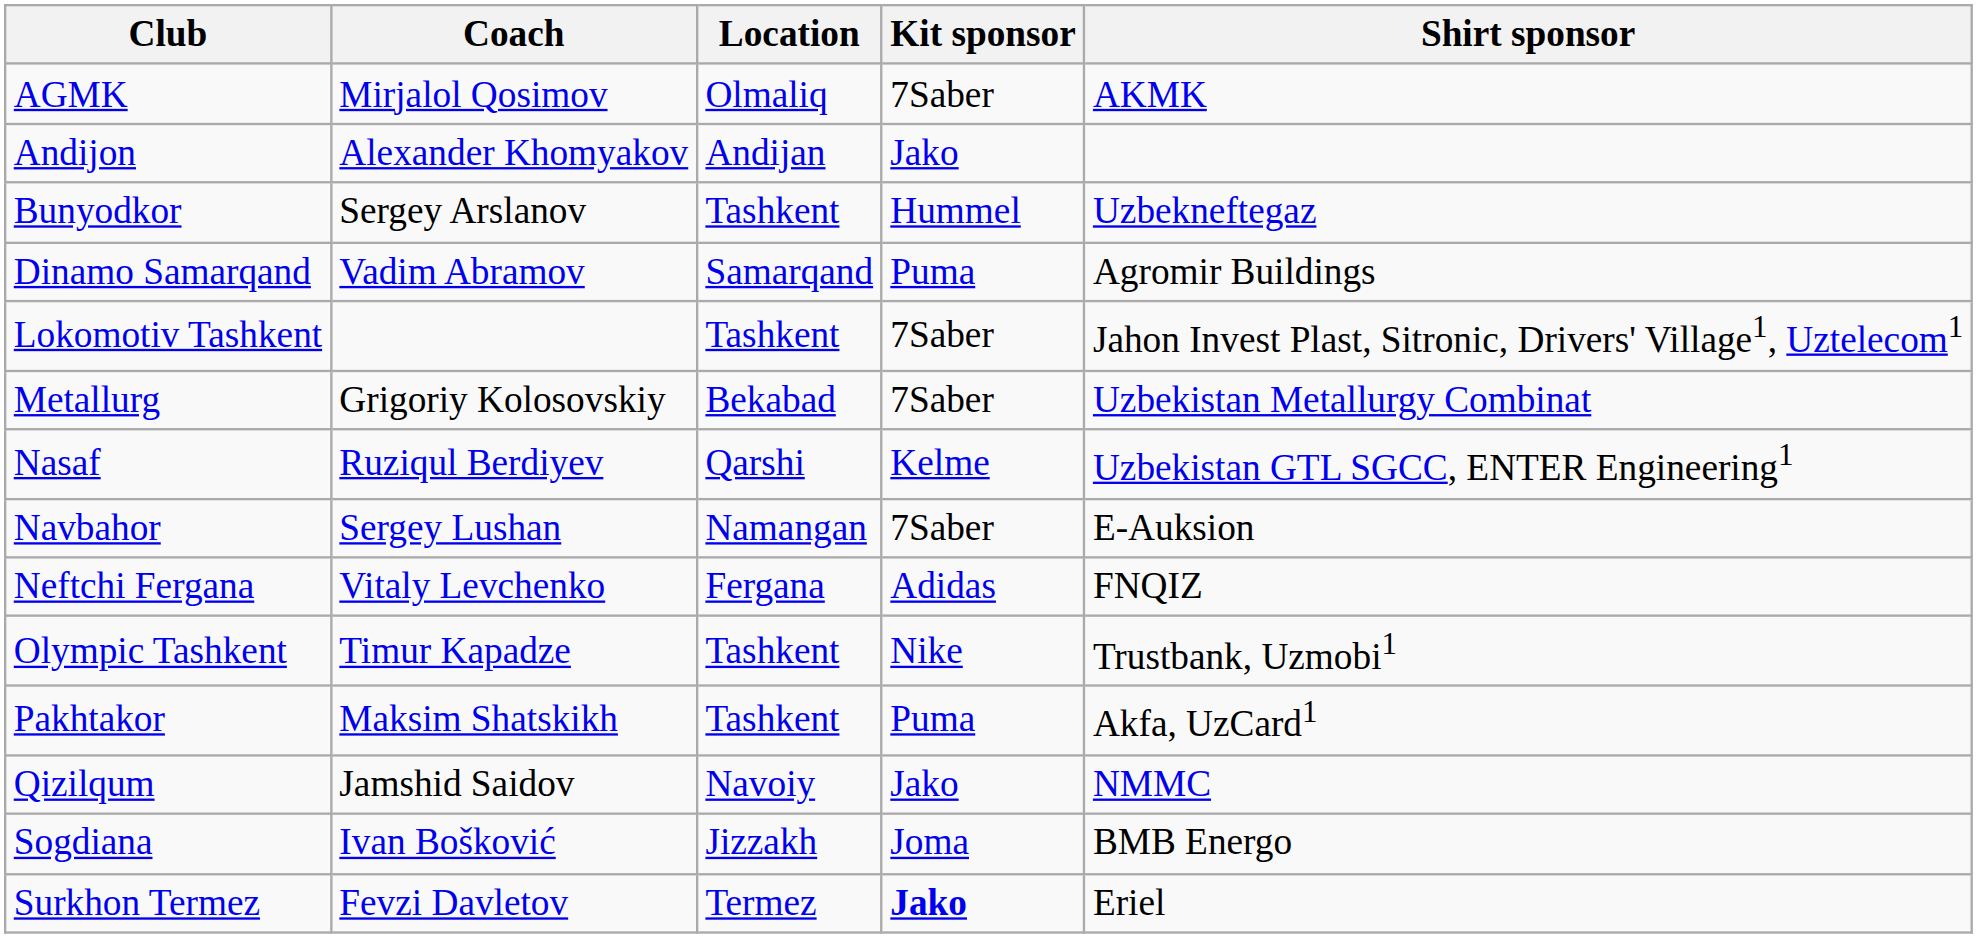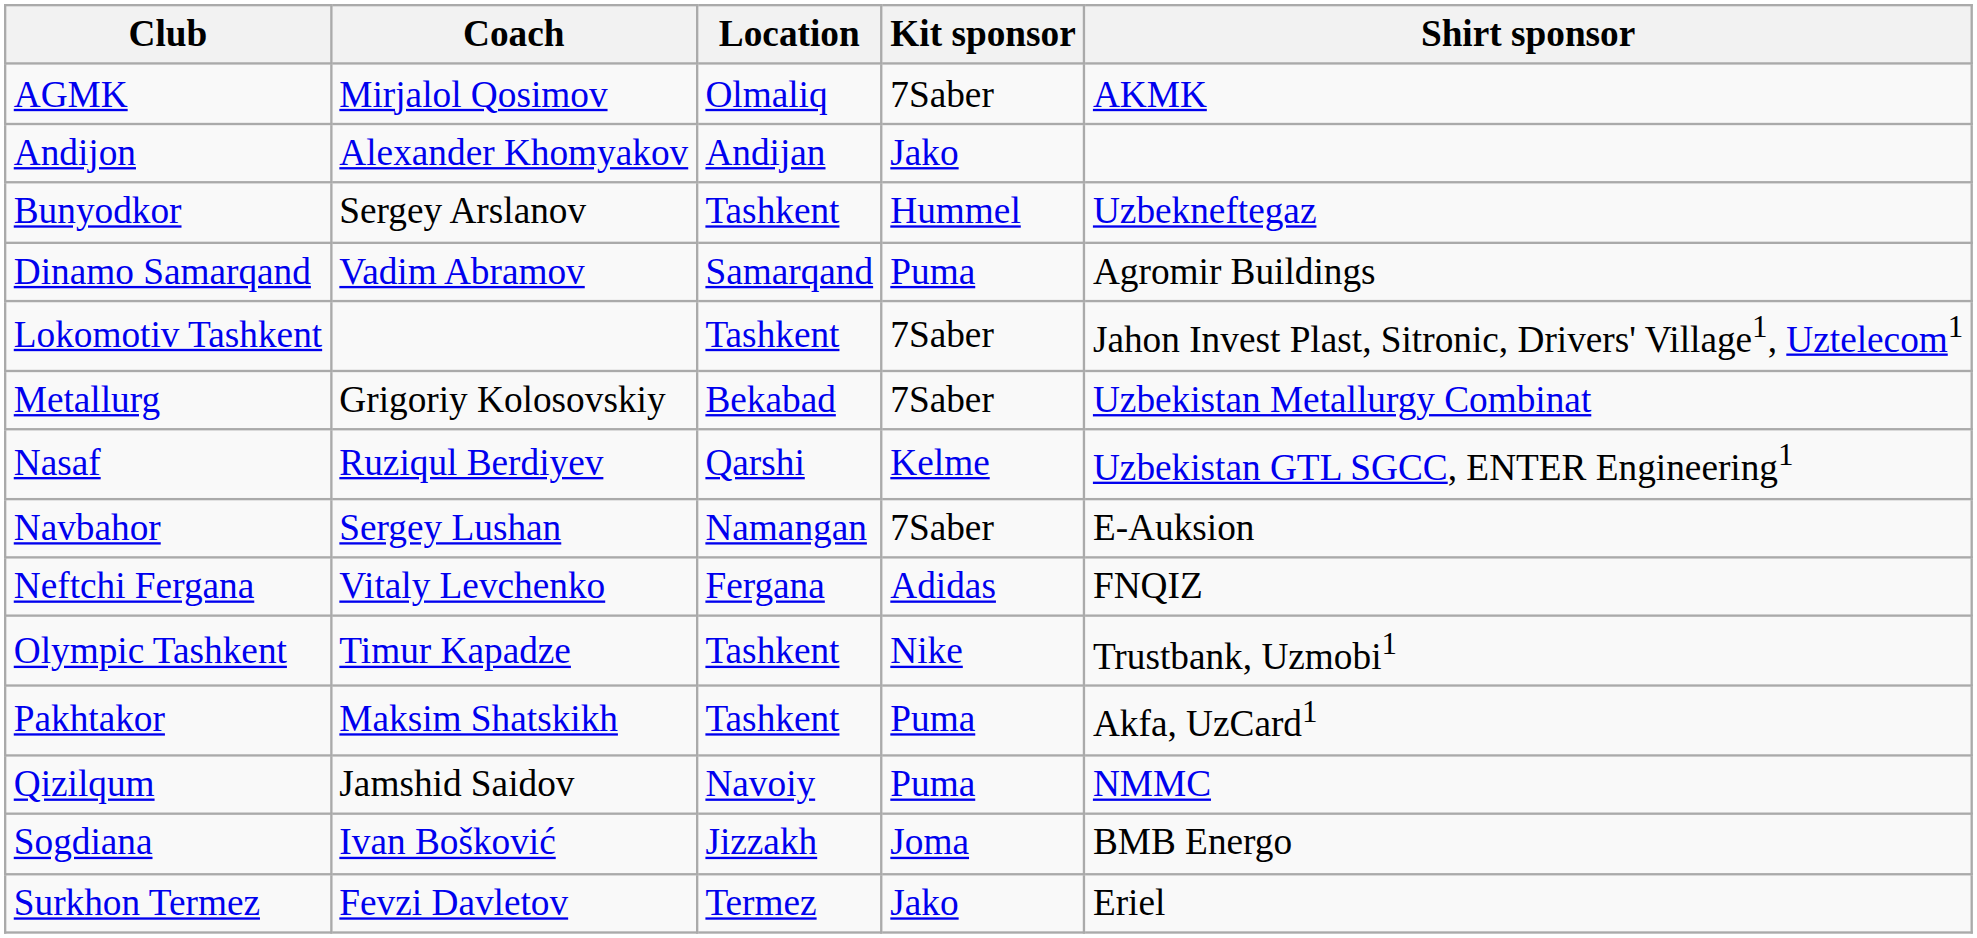(924, 783) Jako -> (933, 783) Puma
(929, 902) bold -> (924, 902) normal
